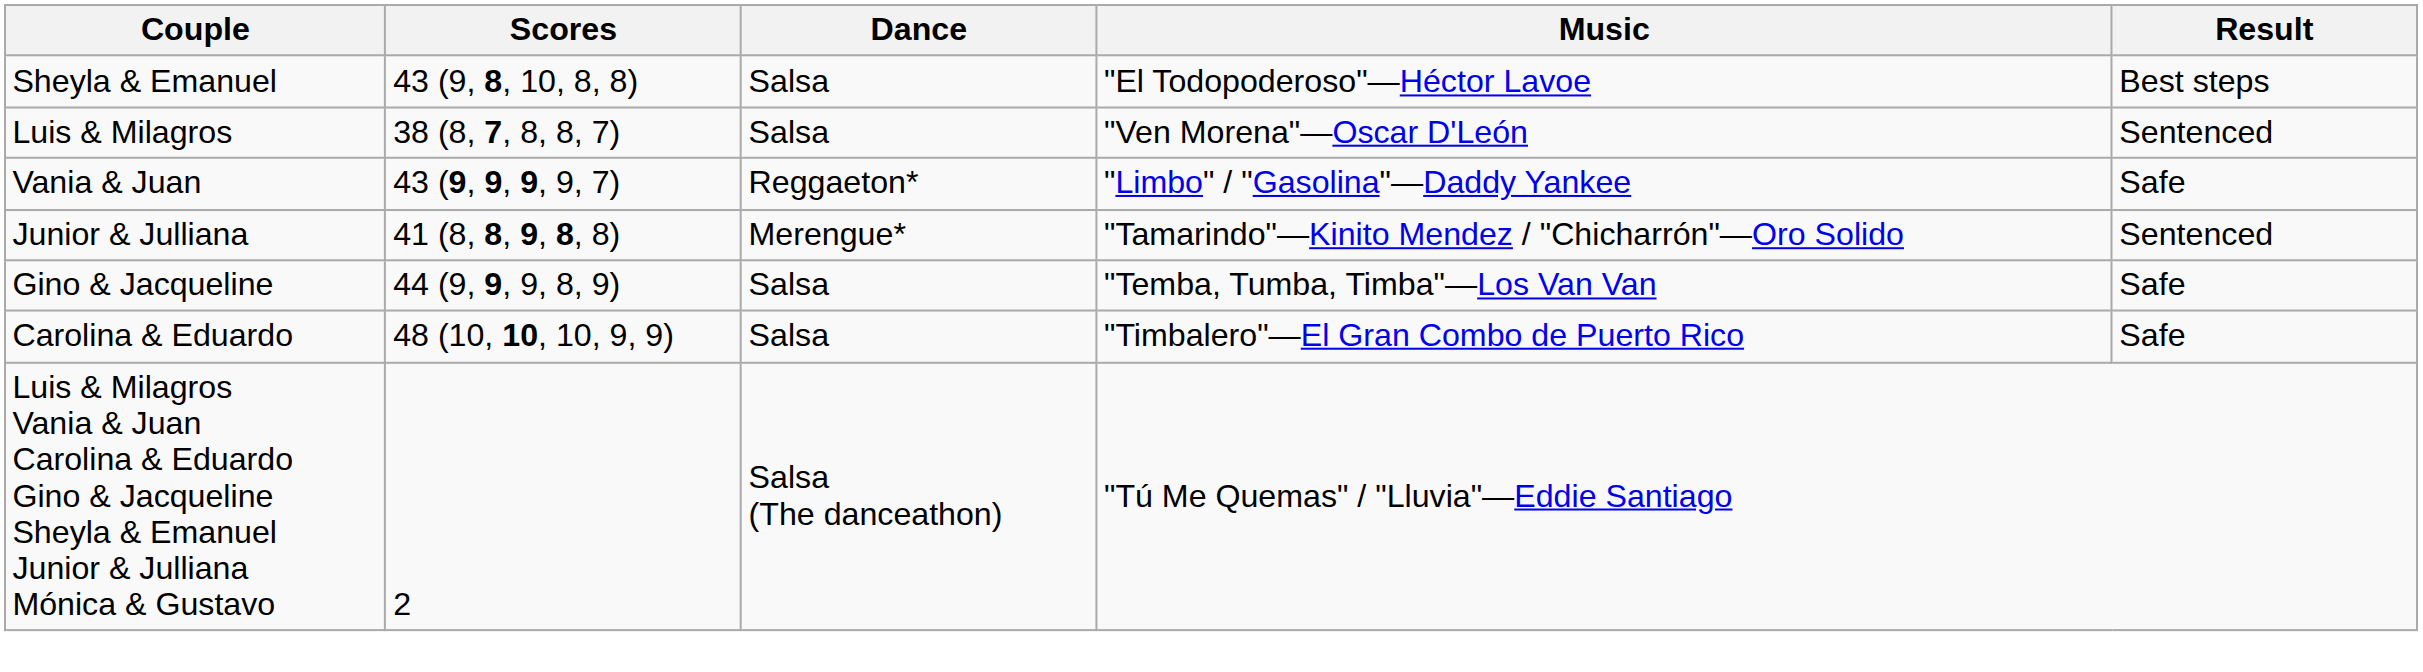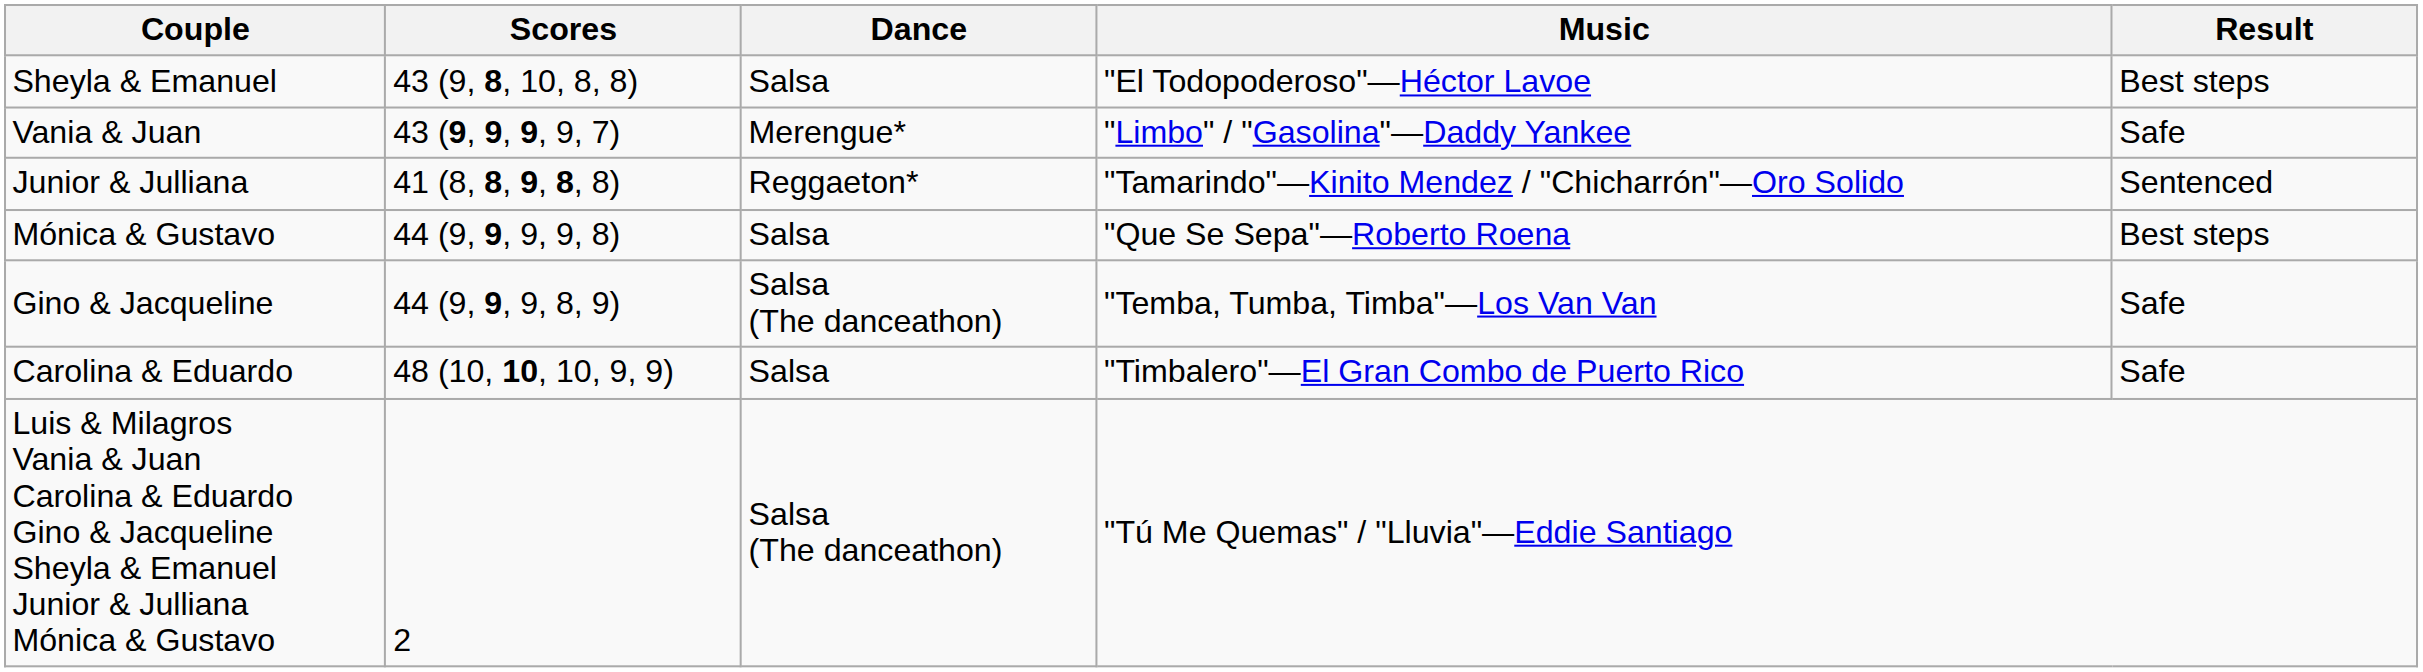- row: (122, 132)
(834, 183) Reggaeton* -> (827, 132) Merengue*
(827, 234) Merengue* -> (834, 183) Reggaeton*
+ row: (144, 234)
(789, 285) Salsa -> (876, 303) Salsa (The danceathon)
